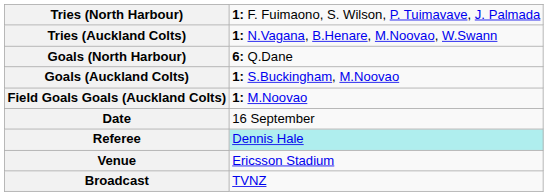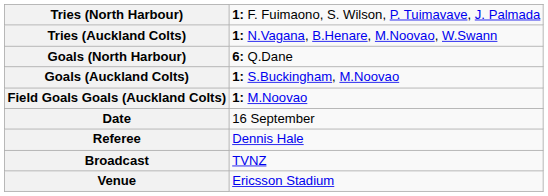(268, 139) paleturquoise background -> (268, 139) no background
rows swapped: (117, 160) <-> (117, 181)
